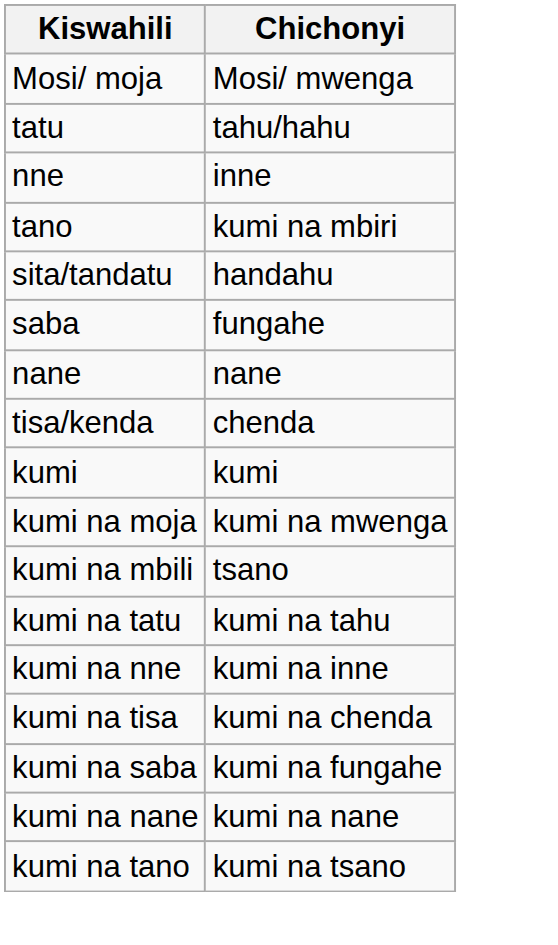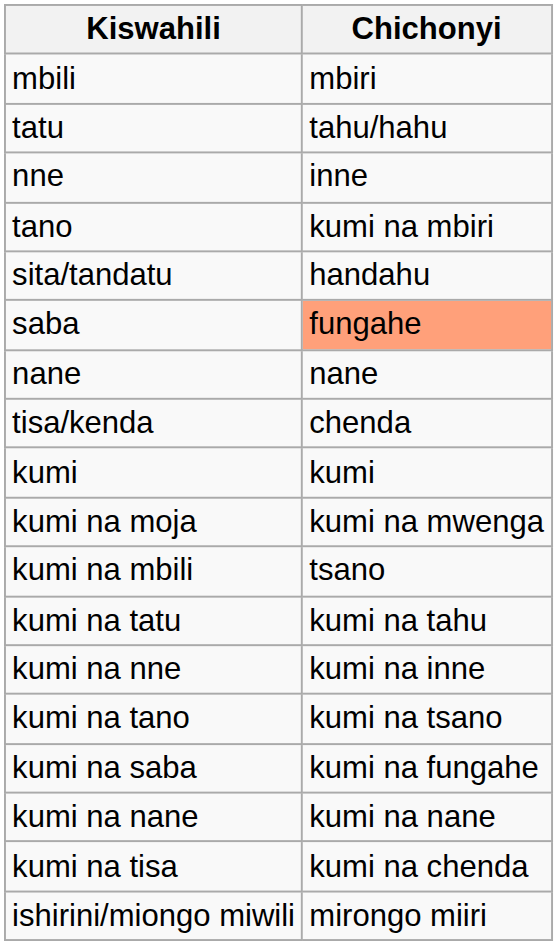- row: (87, 78)
+ row: (44, 78)
(269, 324) no background -> (365, 324) lightsalmon background
rows swapped: (101, 865) <-> (95, 718)
+ row: (154, 915)
